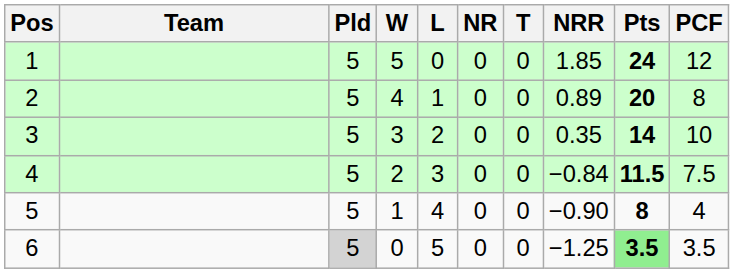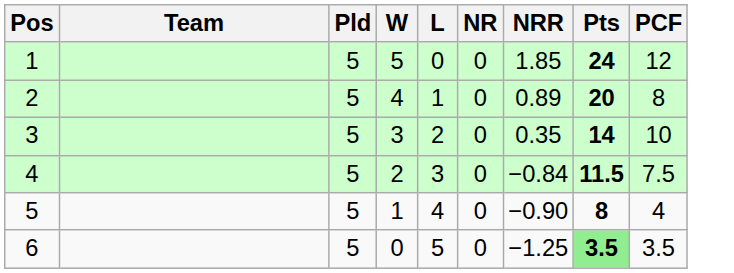- column: (523, 23)
(353, 248) lightgrey background -> (353, 248) no background
